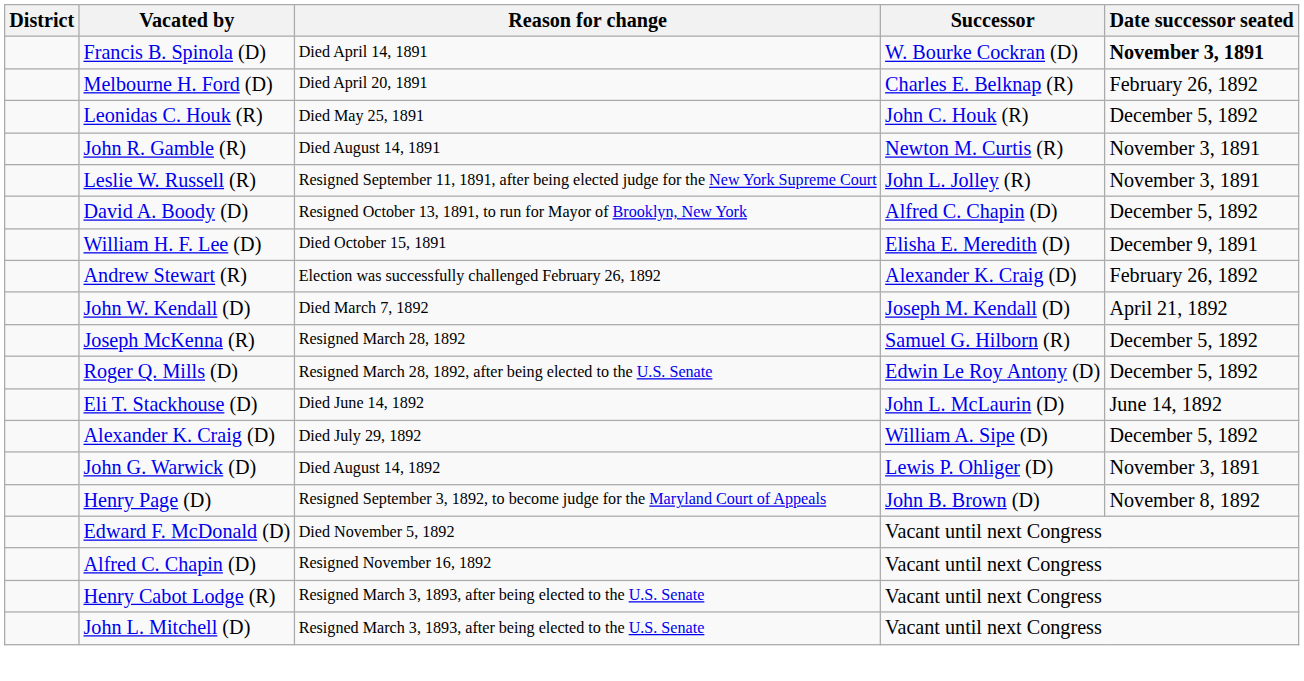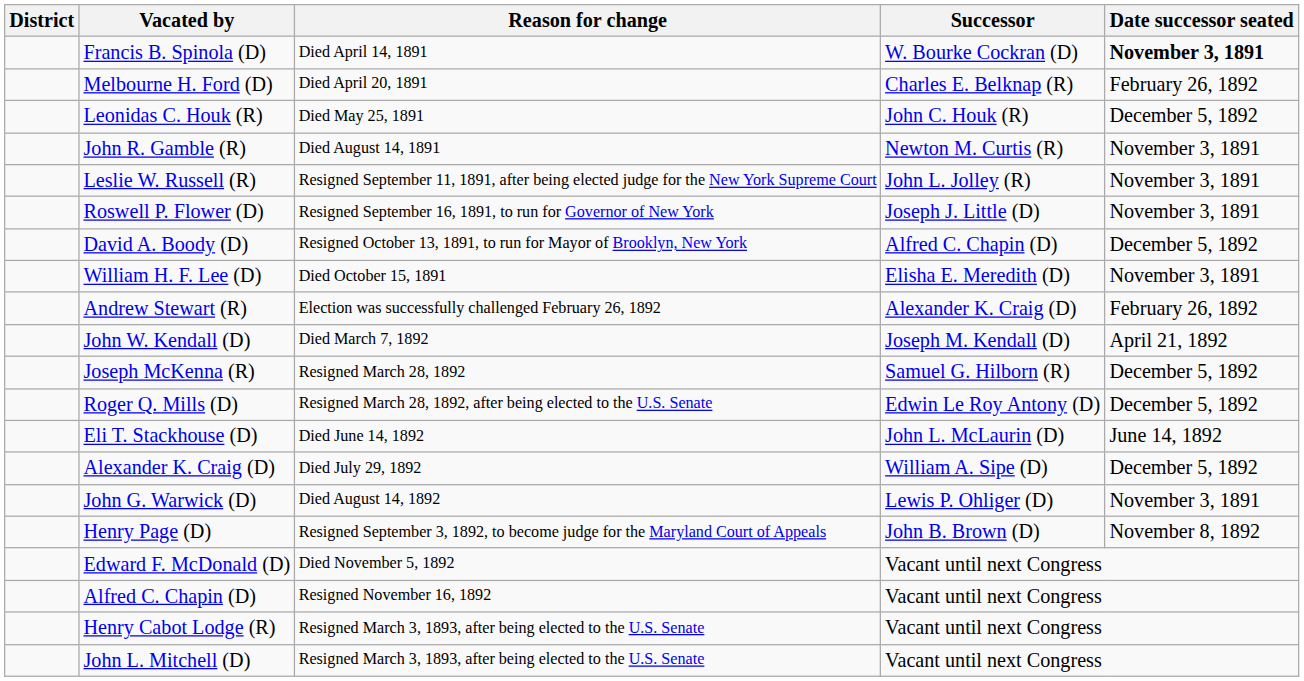+ row: (174, 212)
(1184, 244) December 9, 1891 -> (1185, 276) November 3, 1891
